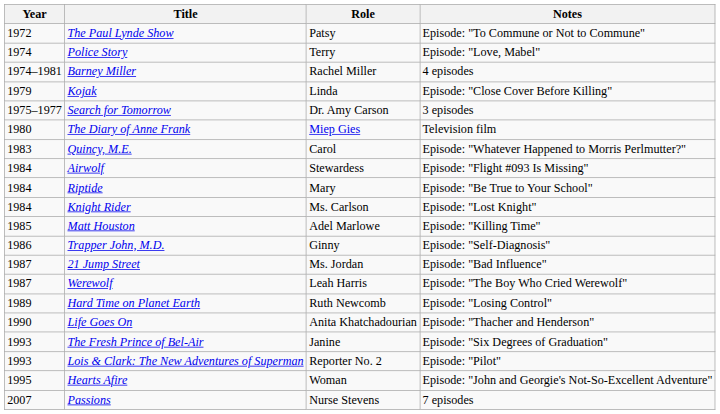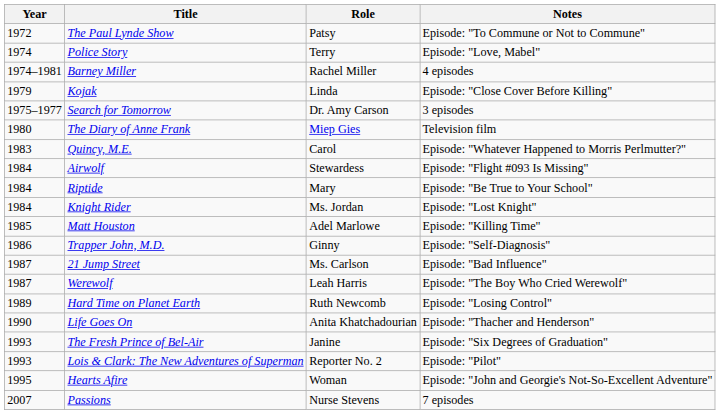(339, 206) Ms. Carlson -> (336, 206) Ms. Jordan
(336, 264) Ms. Jordan -> (339, 264) Ms. Carlson
